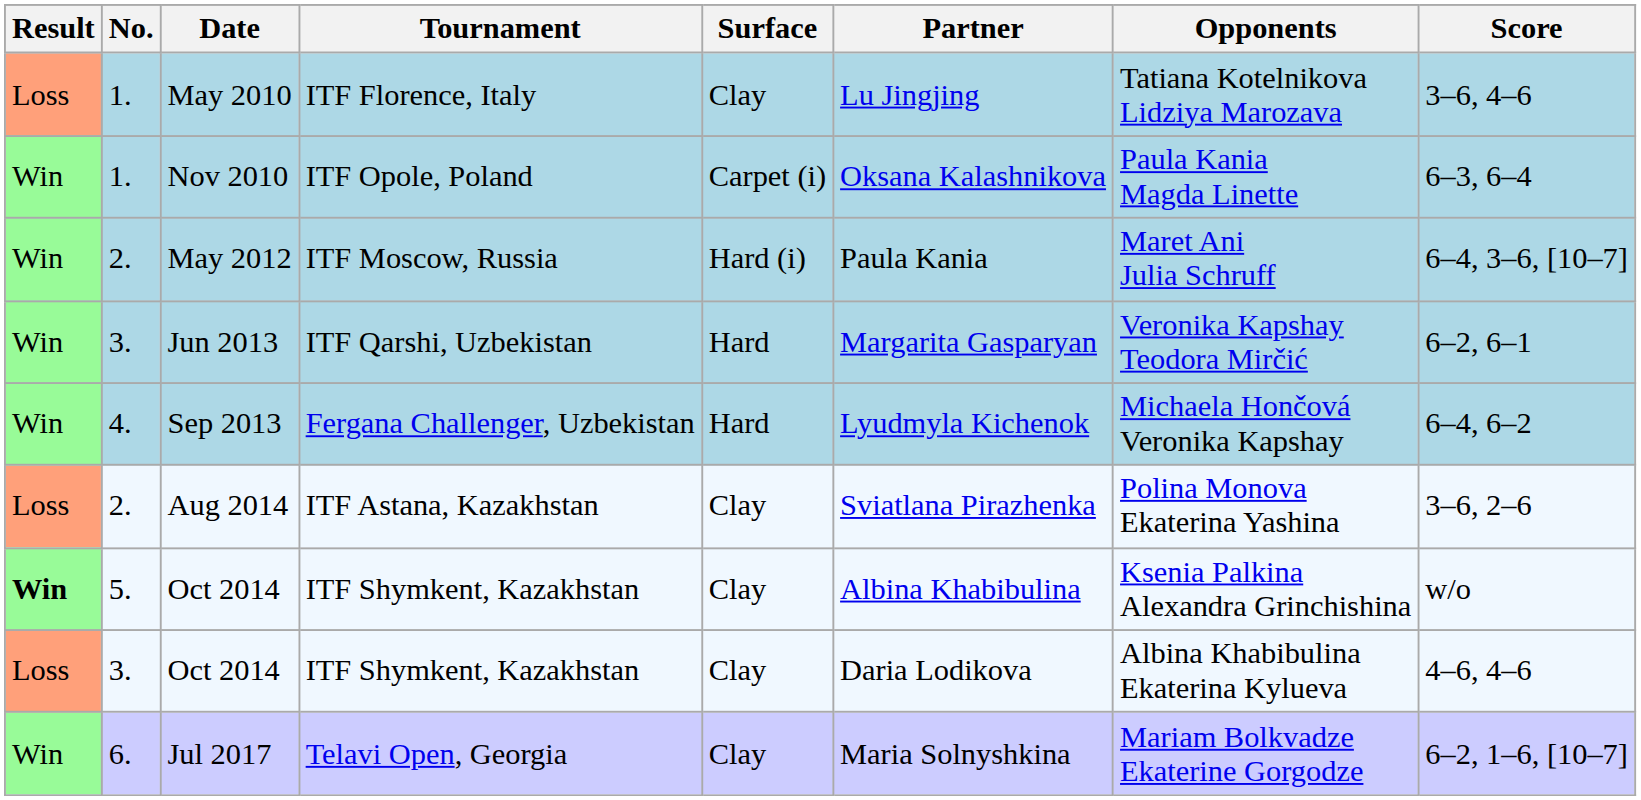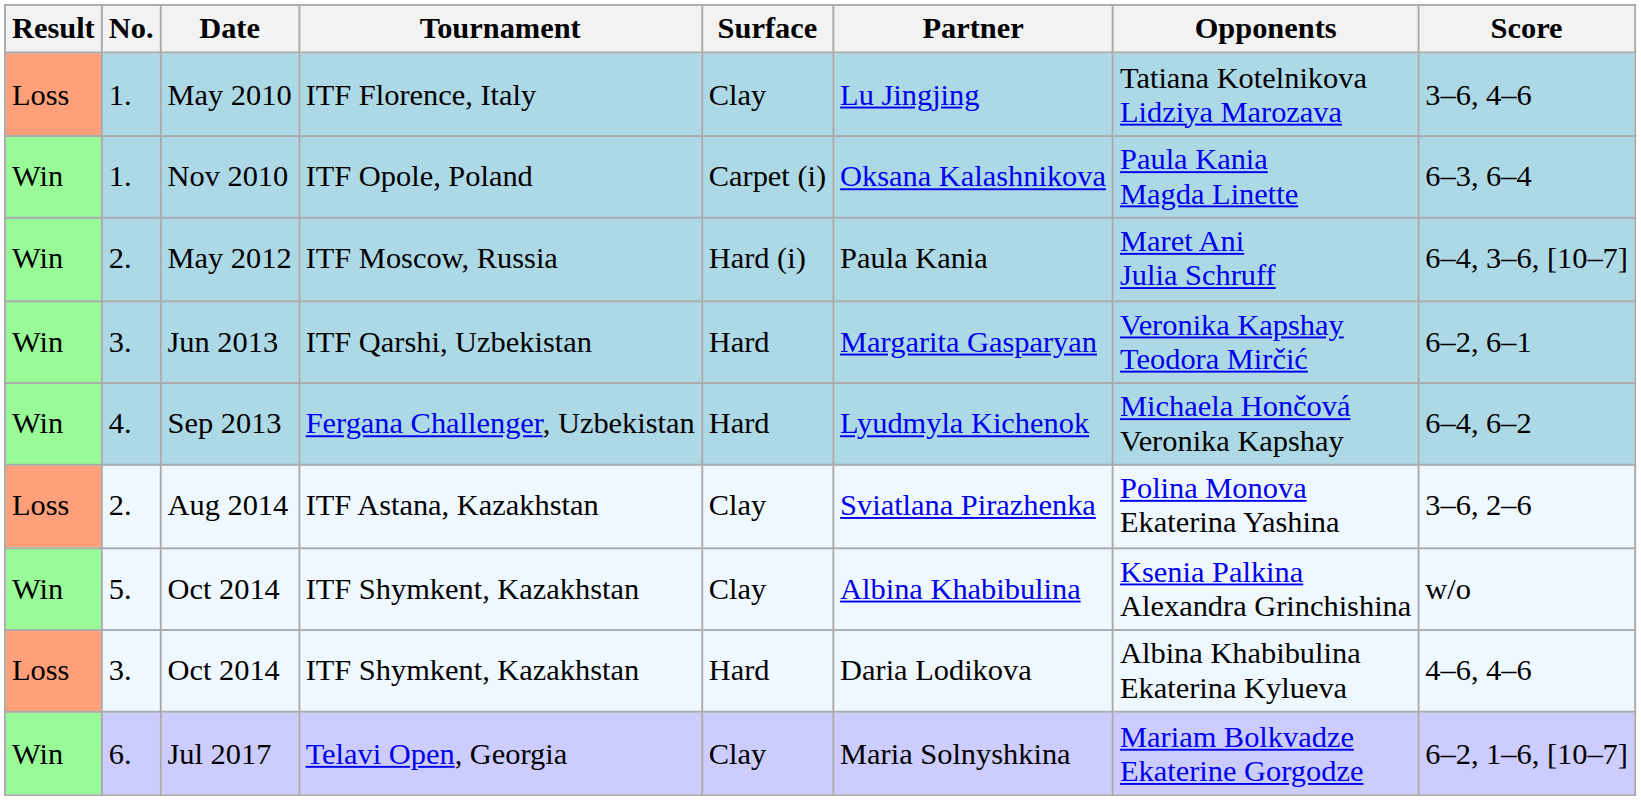(40, 588) bold -> (38, 588) normal
(737, 670) Clay -> (739, 670) Hard
